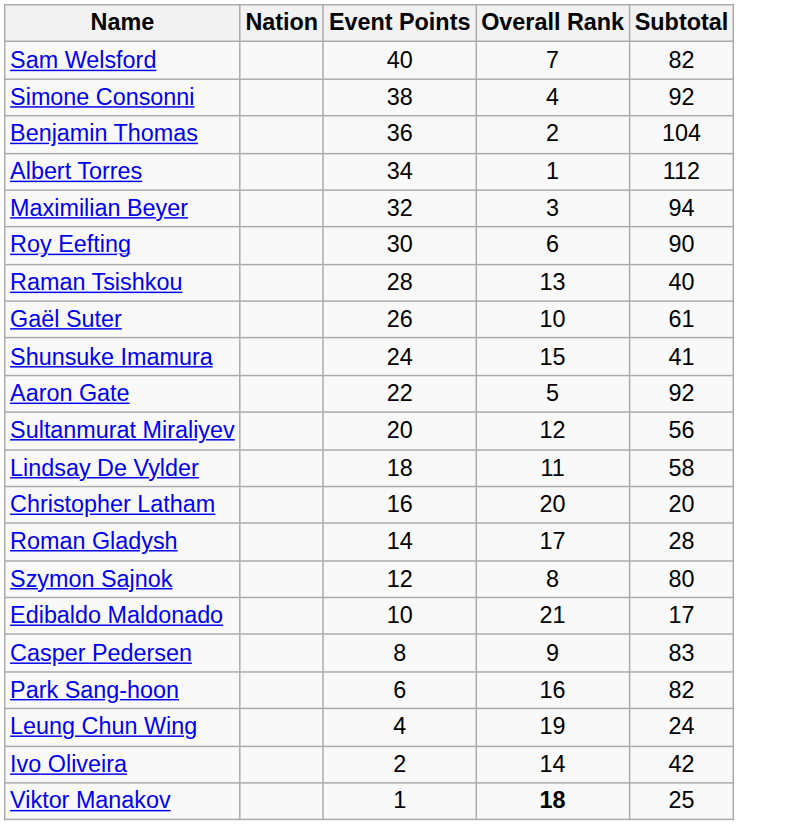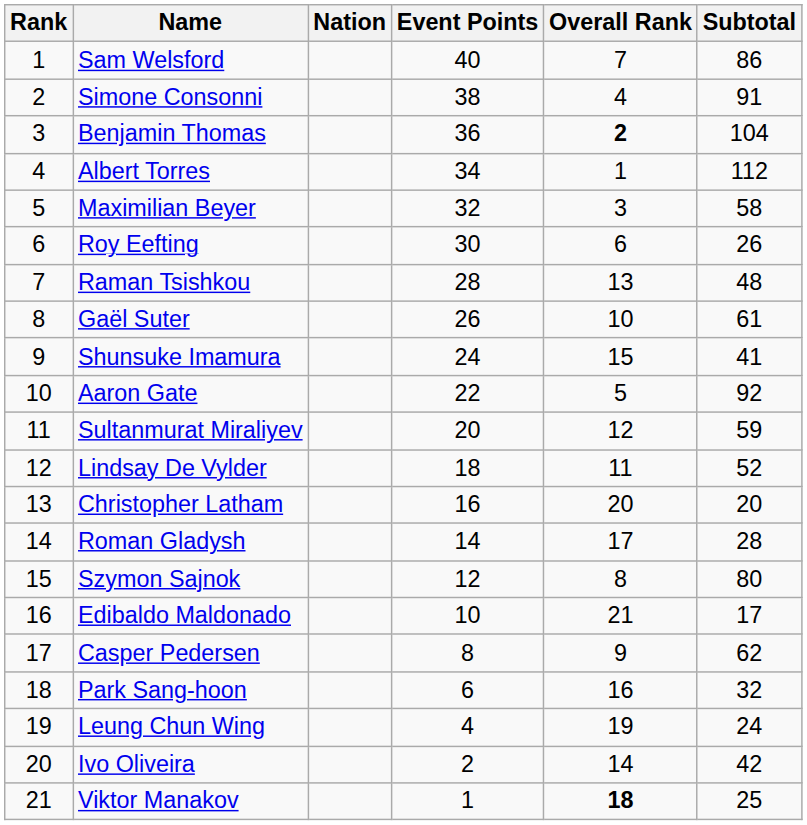+ column: (39, 23)
(681, 60) 82 -> (749, 60) 86
(681, 97) 92 -> (749, 97) 91
(553, 134) normal -> (620, 134) bold
(681, 208) 94 -> (749, 208) 58
(681, 245) 90 -> (749, 245) 26
(681, 282) 40 -> (749, 282) 48
(681, 430) 56 -> (749, 430) 59
(681, 467) 58 -> (749, 467) 52
(681, 652) 83 -> (749, 652) 62
(681, 689) 82 -> (749, 689) 32
